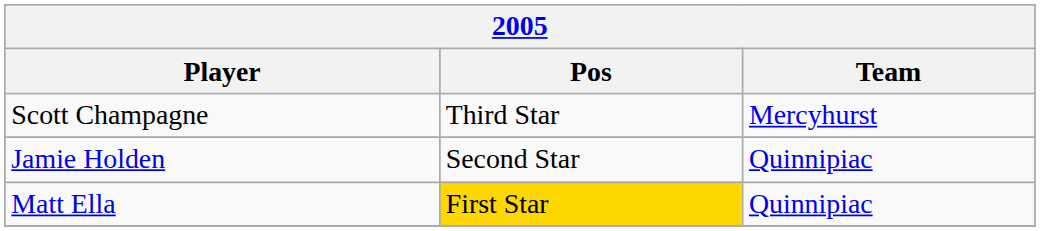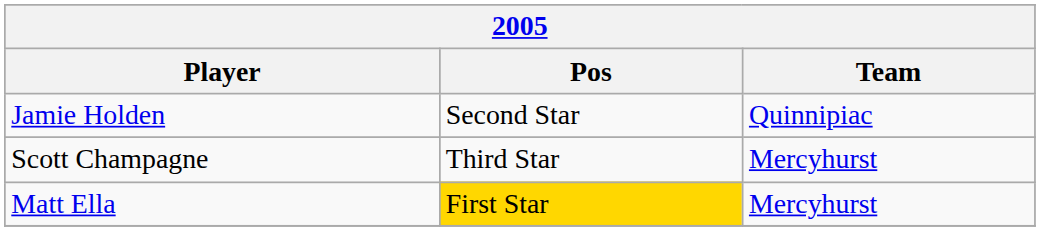rows swapped: (110, 114) <-> (88, 159)
(811, 203) Quinnipiac -> (813, 203) Mercyhurst
